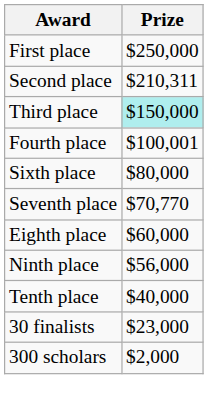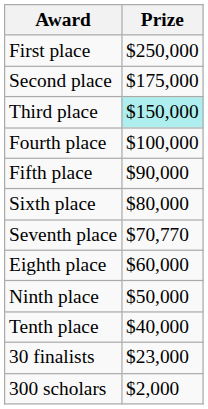(162, 81) $210,311 -> (162, 81) $175,000
(162, 142) $100,001 -> (162, 142) $100,000
+ row: (51, 173)
(157, 265) $56,000 -> (157, 296) $50,000
